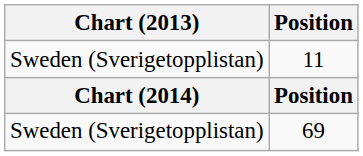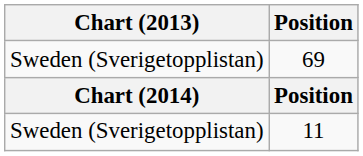rows swapped: (313, 58) <-> (313, 131)
